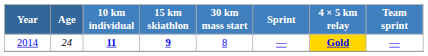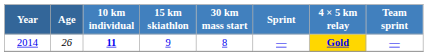(67, 43) 24 -> (67, 43) 26
(168, 43) bold -> (168, 43) normal
